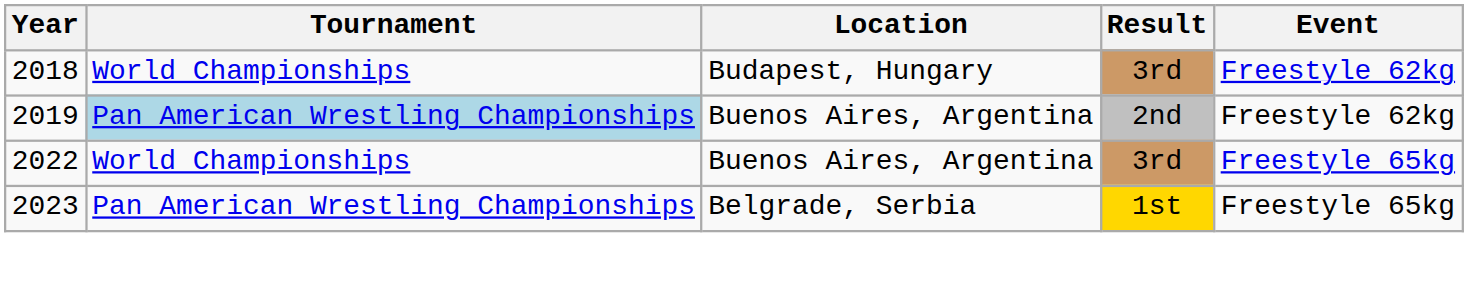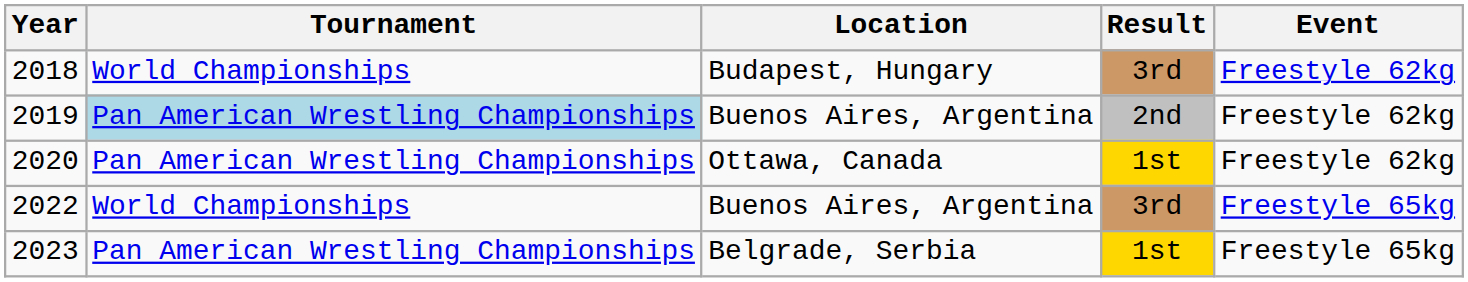+ row: (45, 163)
